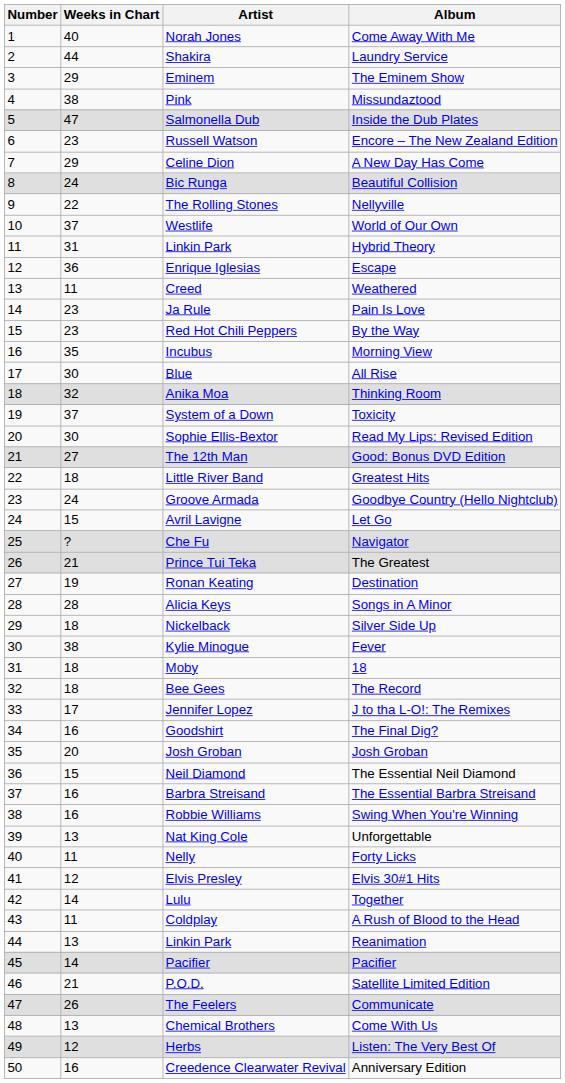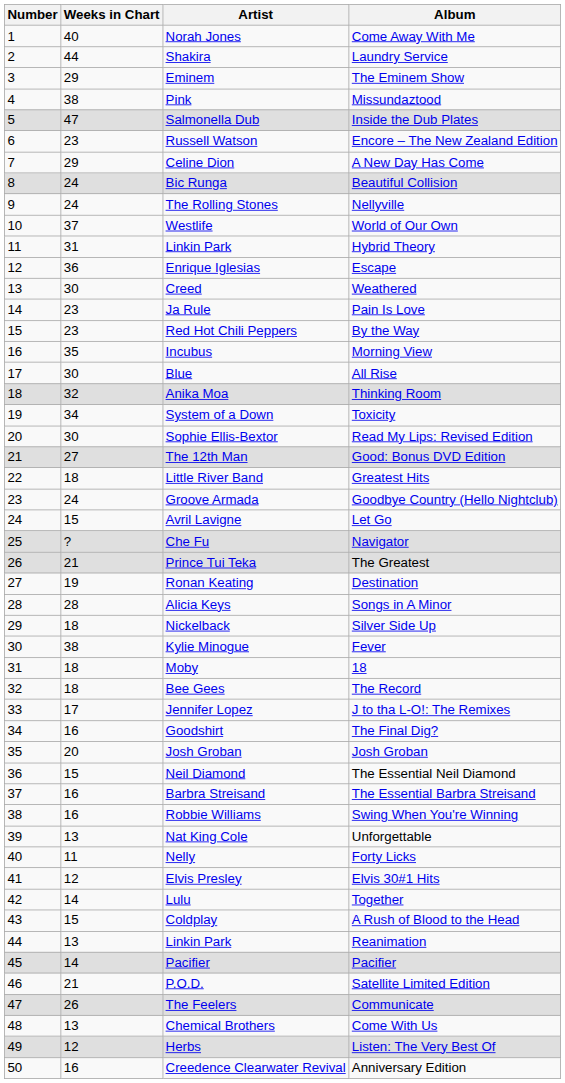(71, 204) 22 -> (71, 204) 24
(71, 288) 11 -> (71, 288) 30
(71, 415) 37 -> (71, 415) 34
(71, 920) 11 -> (71, 920) 15
